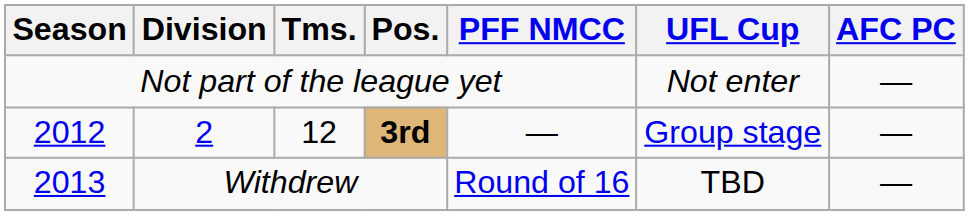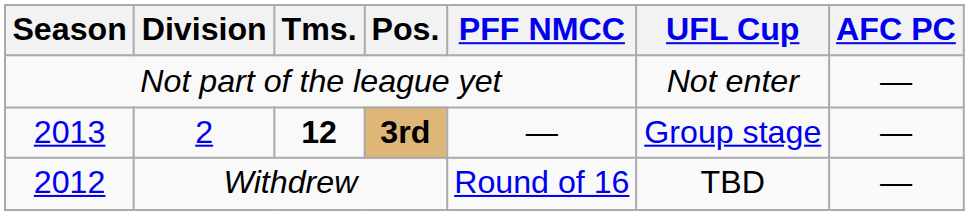(70, 132) 2012 -> (70, 132) 2013
(319, 132) normal -> (319, 132) bold
(70, 183) 2013 -> (70, 183) 2012
